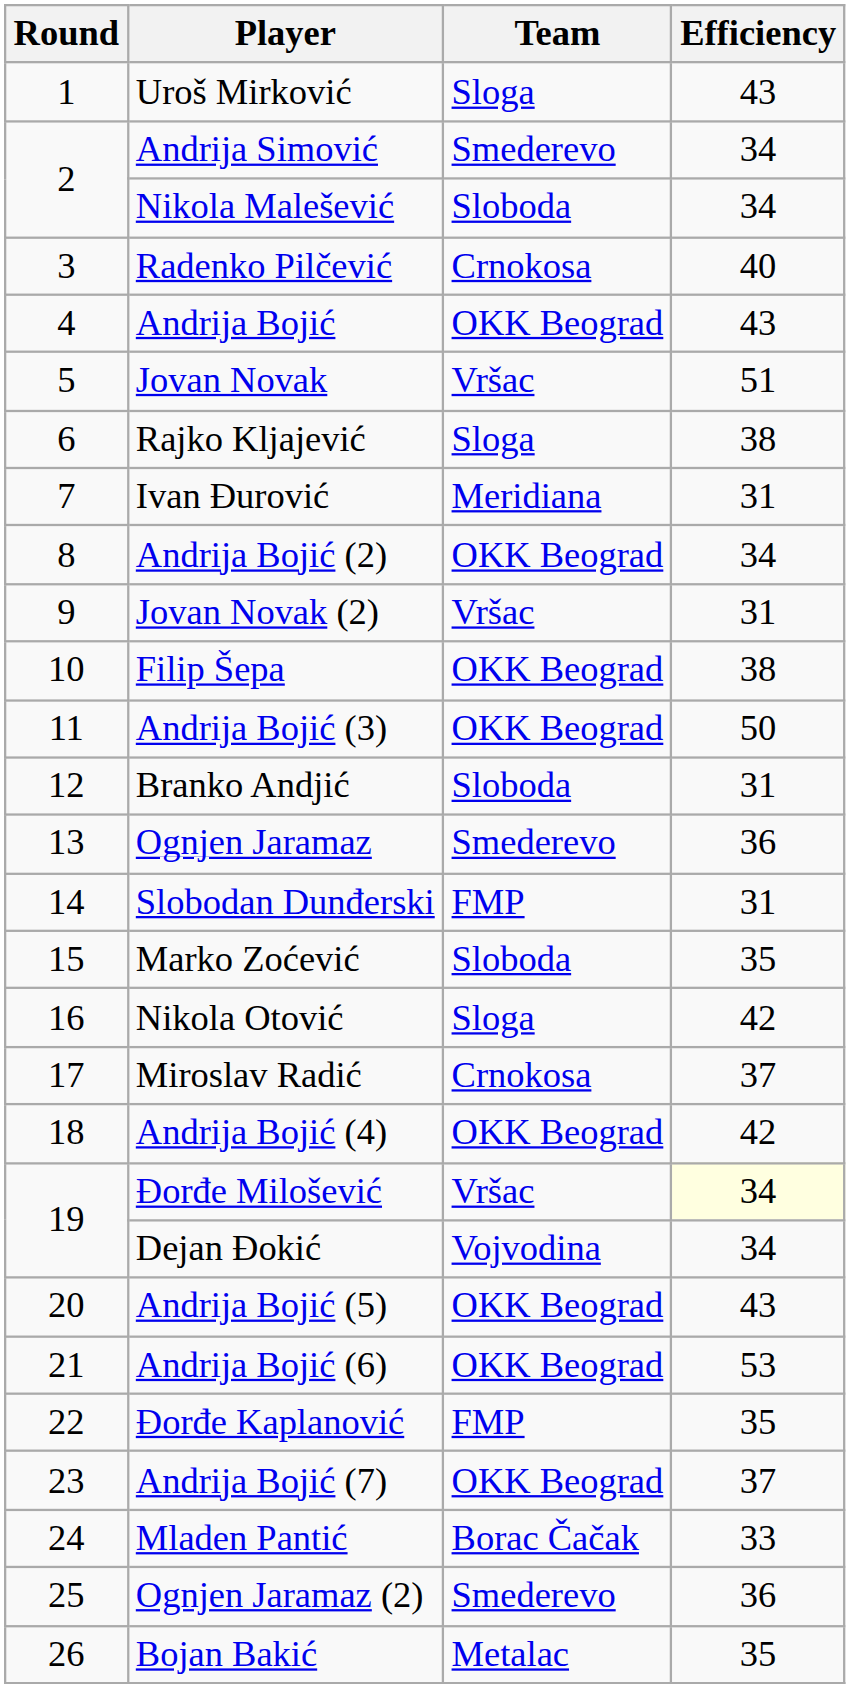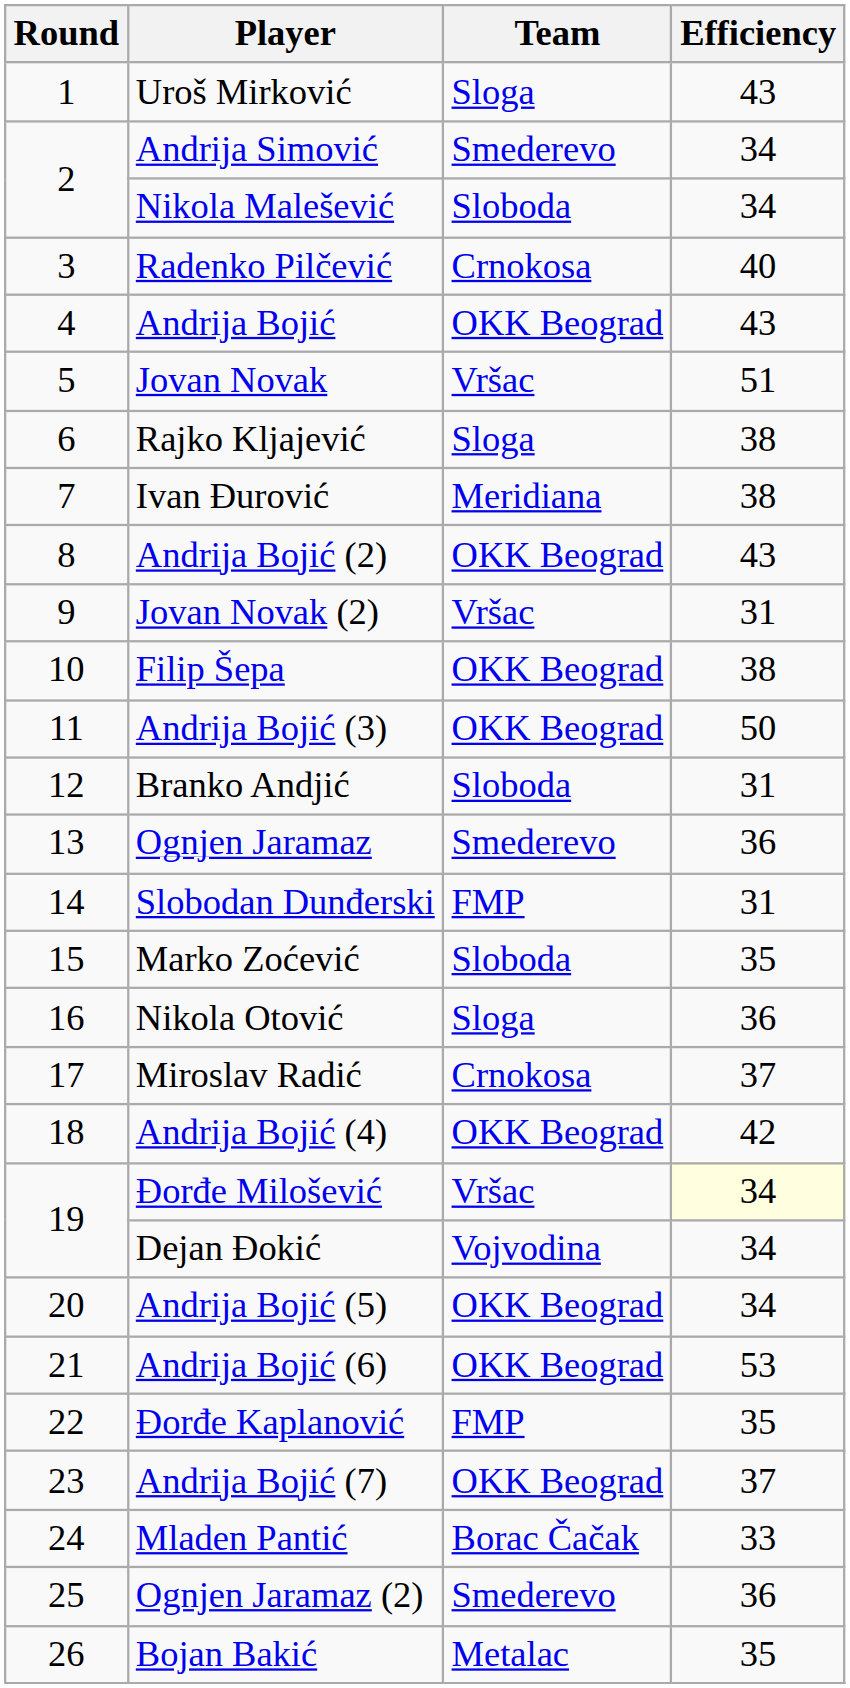(758, 496) 31 -> (758, 496) 38
(758, 554) 34 -> (758, 554) 43
(758, 1016) 42 -> (758, 1016) 36
(758, 1306) 43 -> (758, 1306) 34
